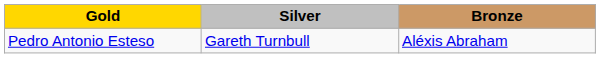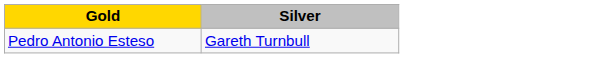- column: (497, 16)
